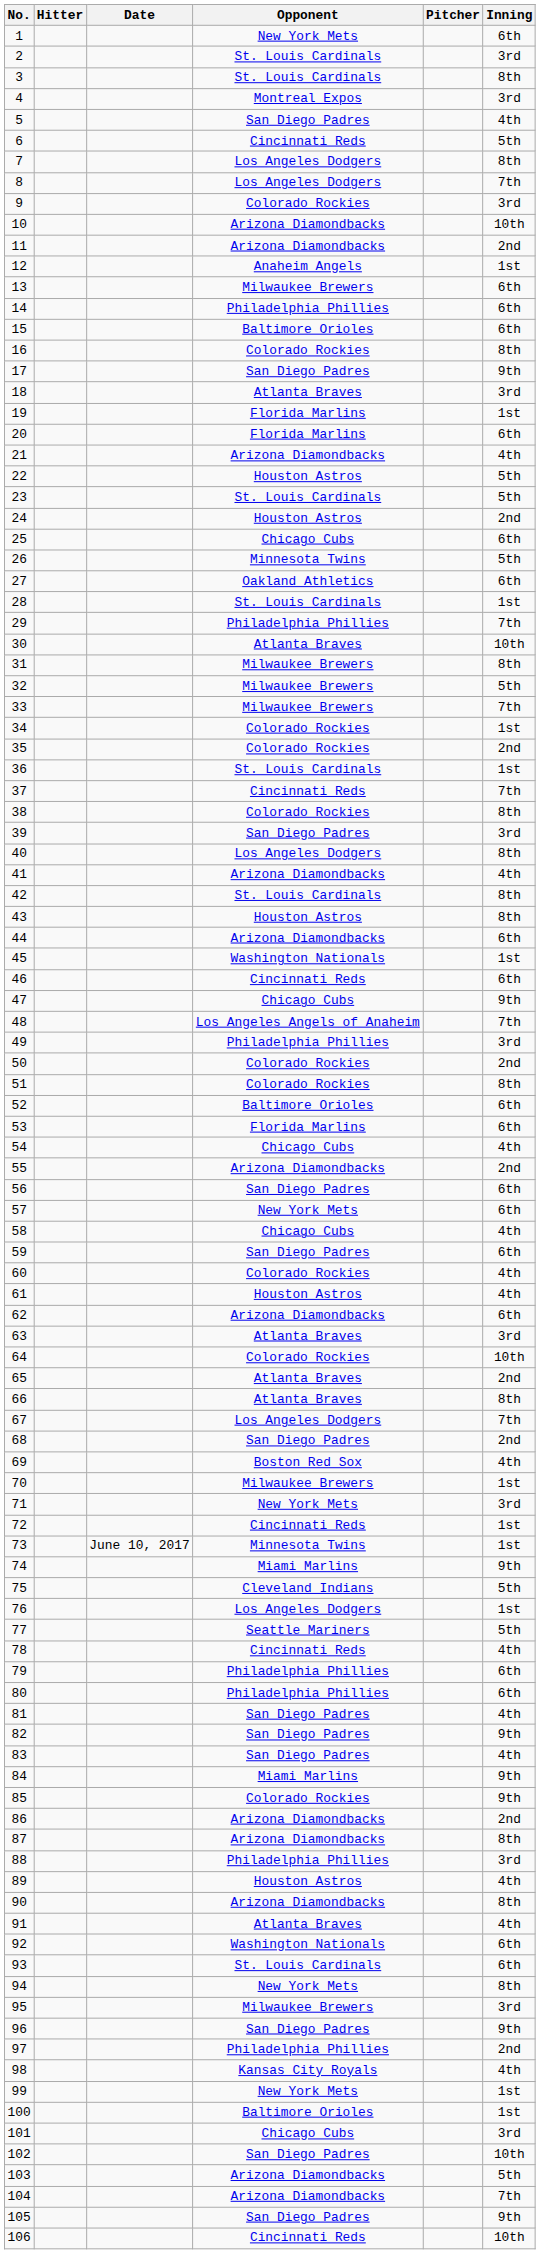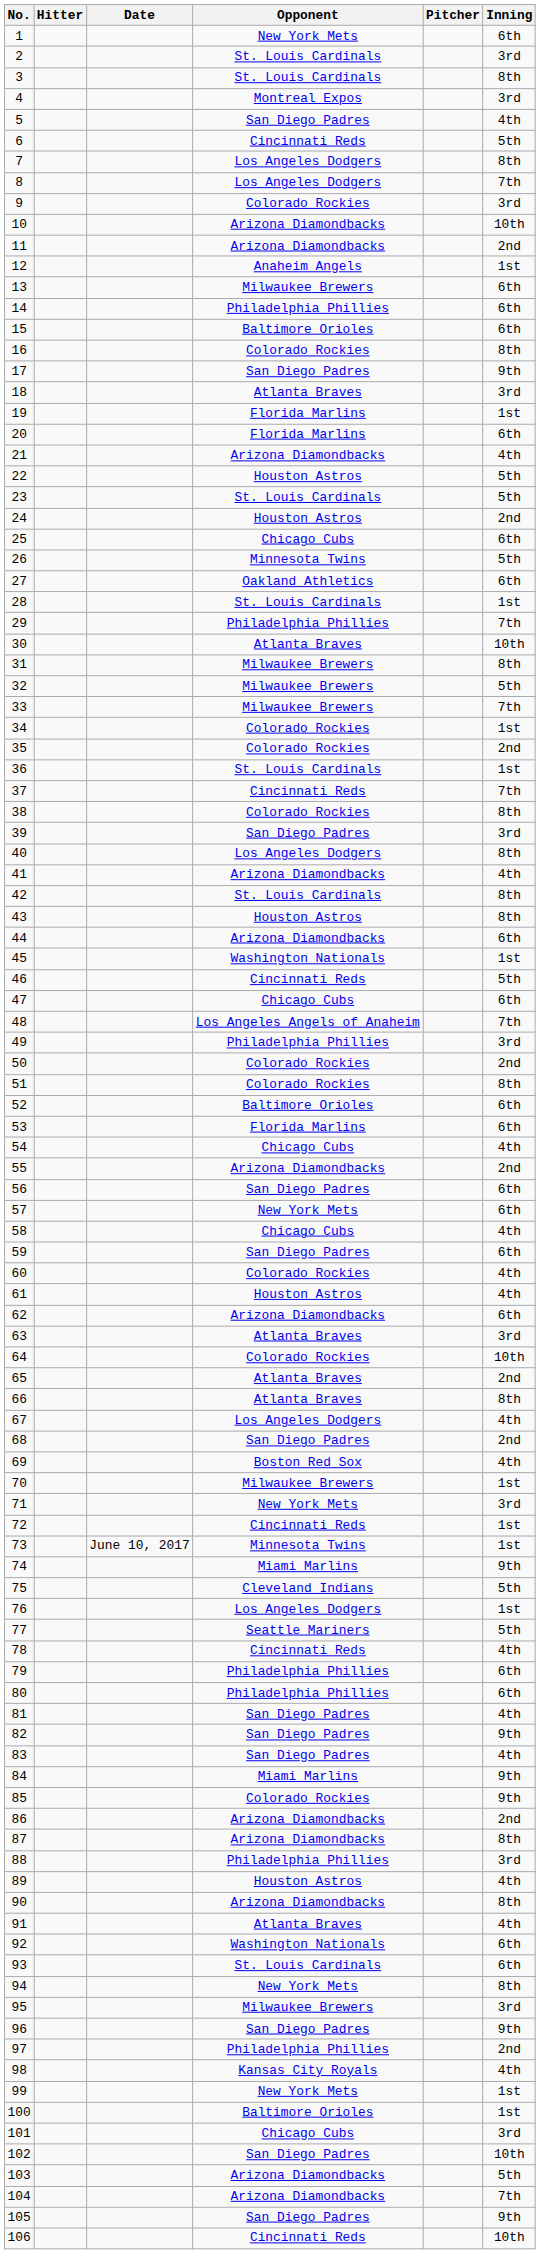(509, 980) 6th -> (509, 980) 5th
(509, 1001) 9th -> (509, 1001) 6th
(509, 1420) 7th -> (509, 1420) 4th
